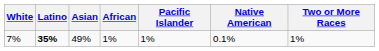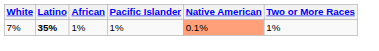- column: (85, 17)
(224, 38) no background -> (197, 27) lightsalmon background
